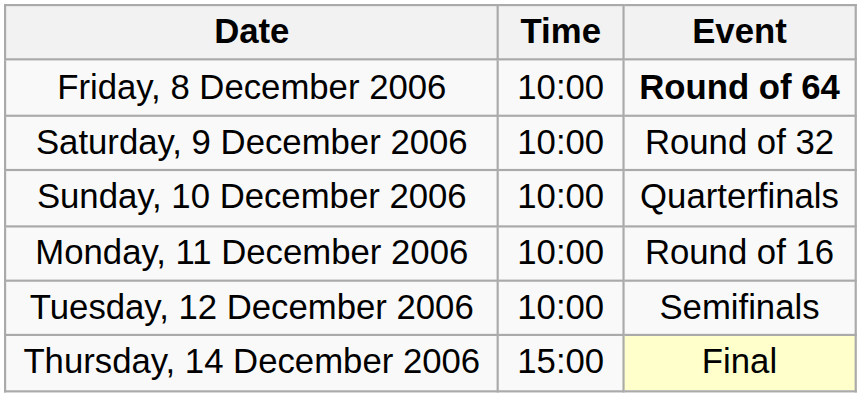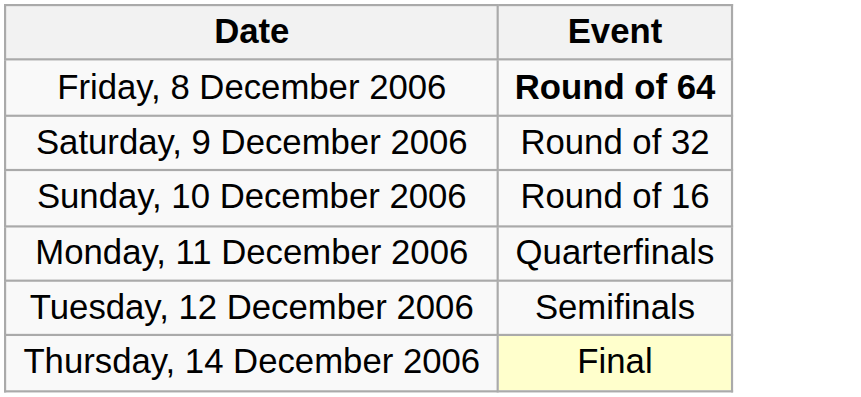- column: (561, 32)
(739, 197) Quarterfinals -> (615, 197) Round of 16
(739, 252) Round of 16 -> (615, 252) Quarterfinals
